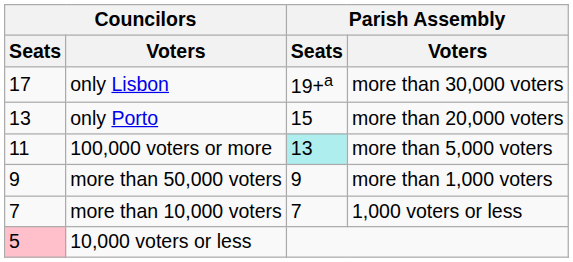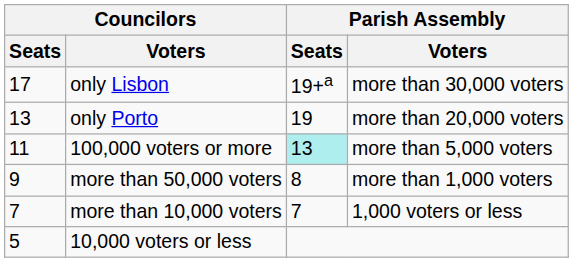(302, 118) 15 -> (302, 118) 19
(296, 180) 9 -> (296, 180) 8
(15, 241) pink background -> (15, 241) no background
